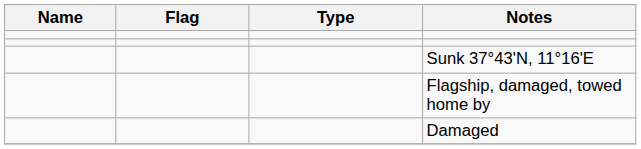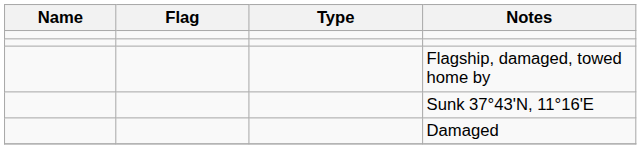rows swapped: (60, 59) <-> (60, 95)
